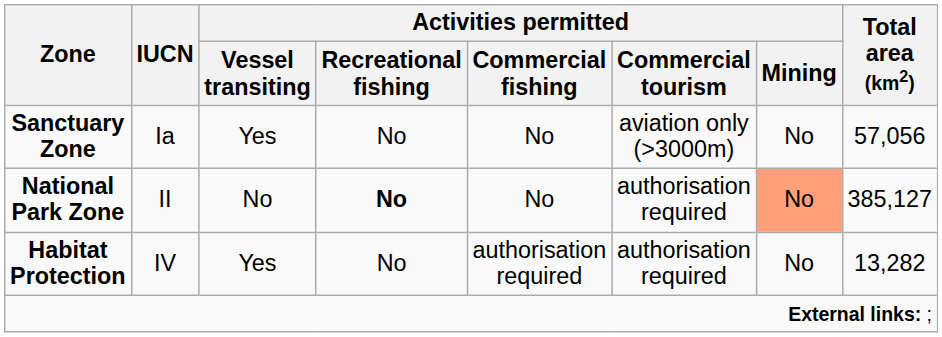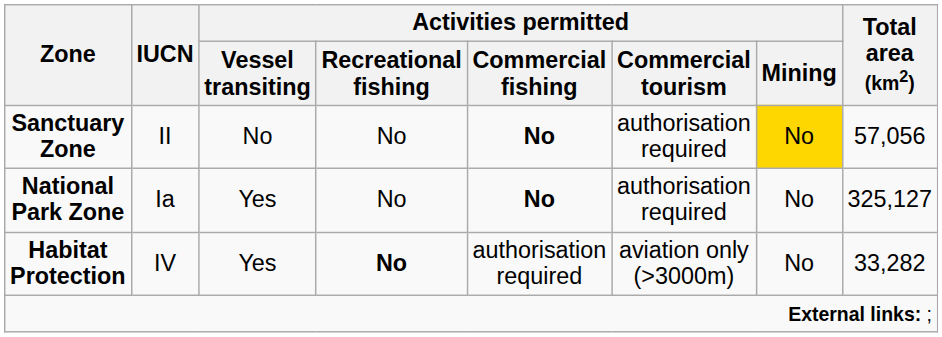(165, 136) Ia -> (165, 136) II
(257, 136) Yes -> (257, 136) No
(539, 136) normal -> (539, 136) bold
(684, 136) aviation only (>3000m) -> (684, 136) authorisation required
(799, 136) no background -> (799, 136) gold background
(165, 199) II -> (165, 199) Ia
(257, 199) No -> (257, 199) Yes
(392, 199) bold -> (392, 199) normal
(539, 199) normal -> (539, 199) bold
(799, 199) lightsalmon background -> (799, 199) no background
(890, 199) 385,127 -> (890, 199) 325,127
(392, 263) normal -> (392, 263) bold
(684, 263) authorisation required -> (684, 263) aviation only (>3000m)
(890, 263) 13,282 -> (890, 263) 33,282
